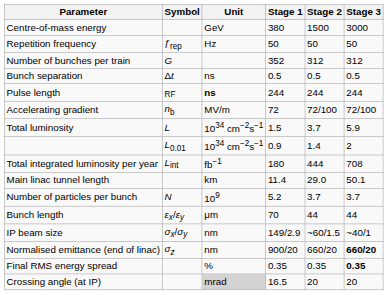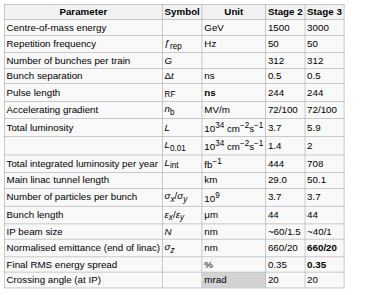- column: (285, 12)
(168, 197) N -> (176, 197) σx/σy
(176, 233) σx/σy -> (168, 231) N
